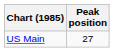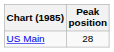(88, 39) 27 -> (88, 39) 28
